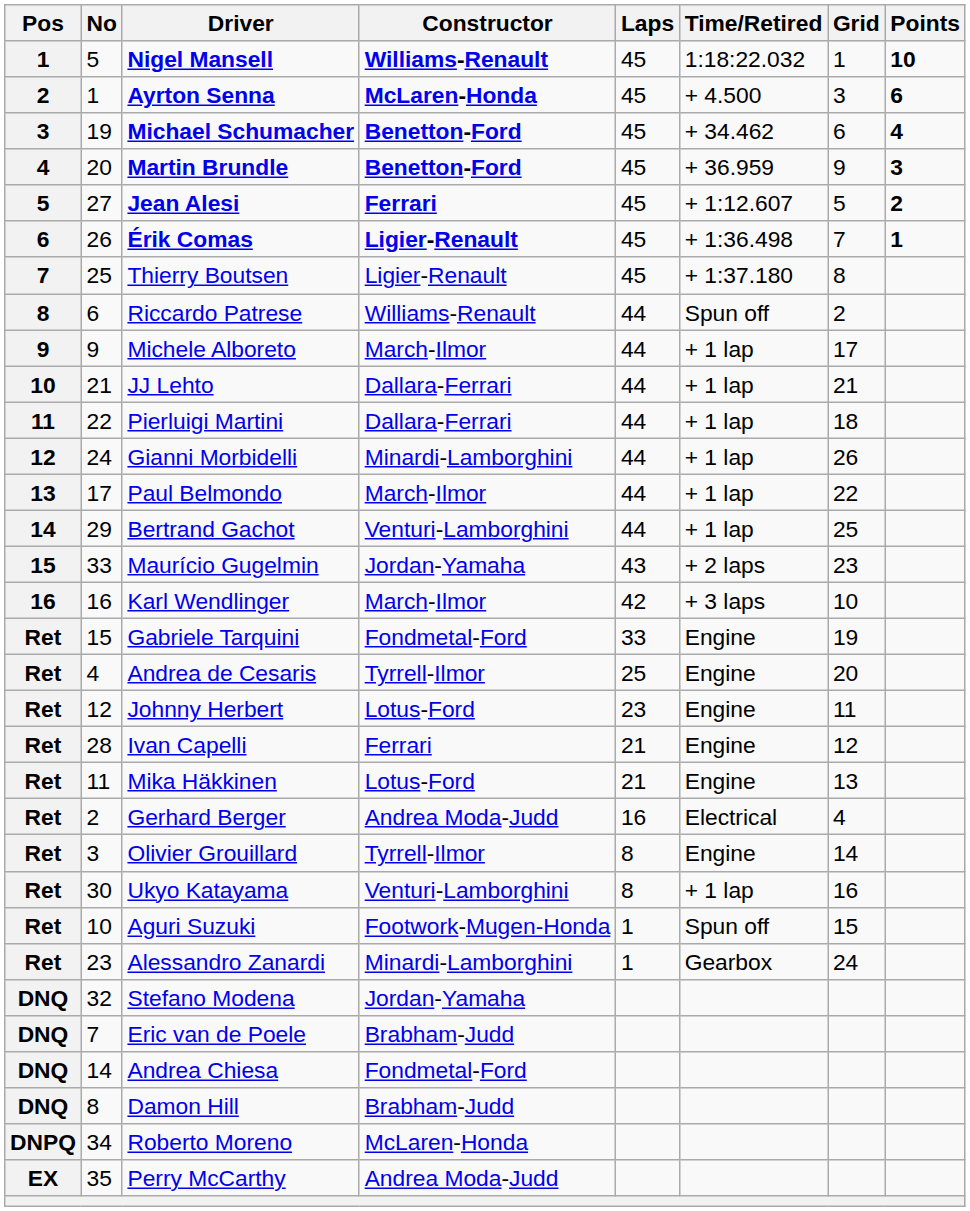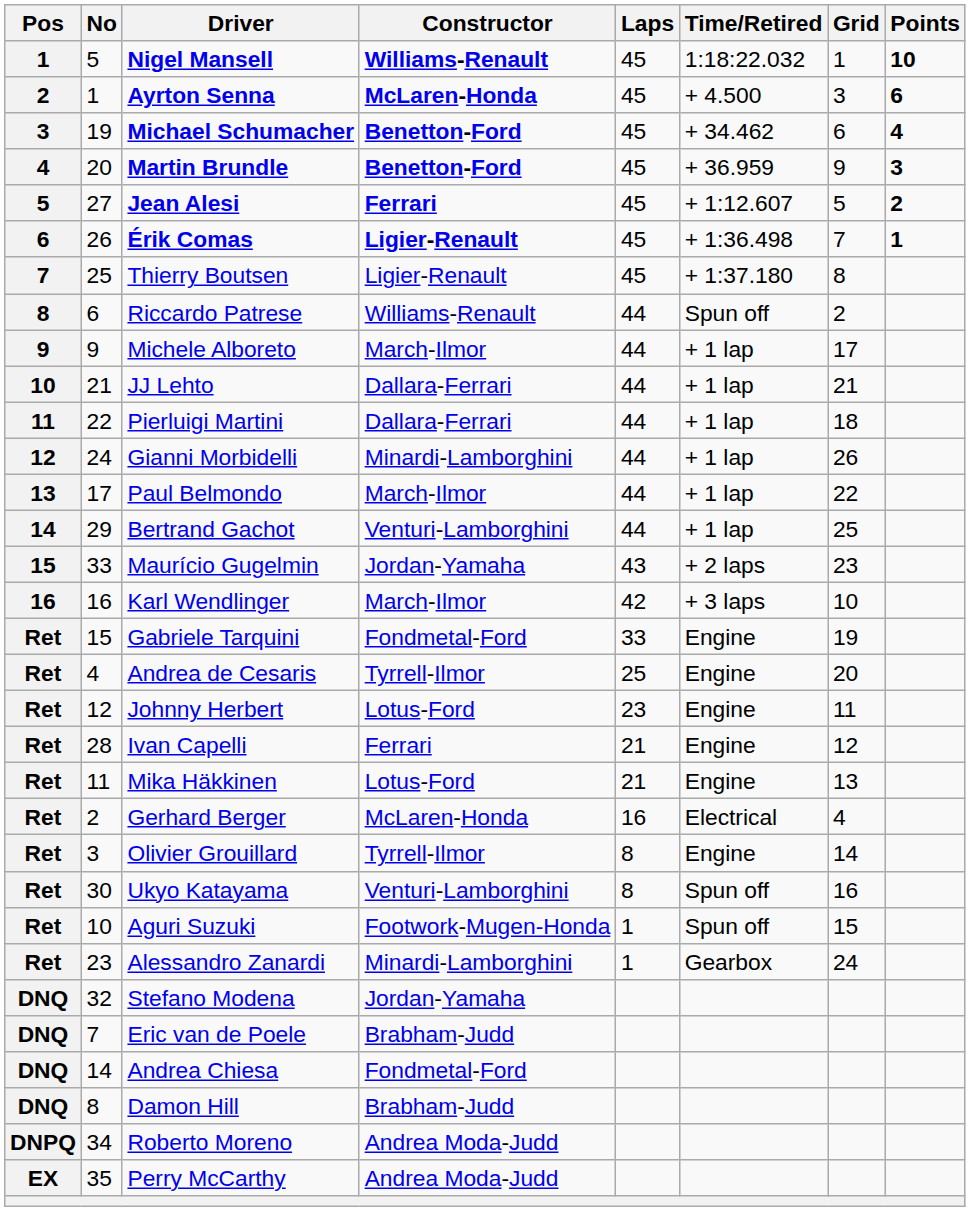(462, 817) Andrea Moda-Judd -> (446, 817) McLaren-Honda
(719, 889) + 1 lap -> (727, 889) Spun off
(446, 1142) McLaren-Honda -> (462, 1142) Andrea Moda-Judd
